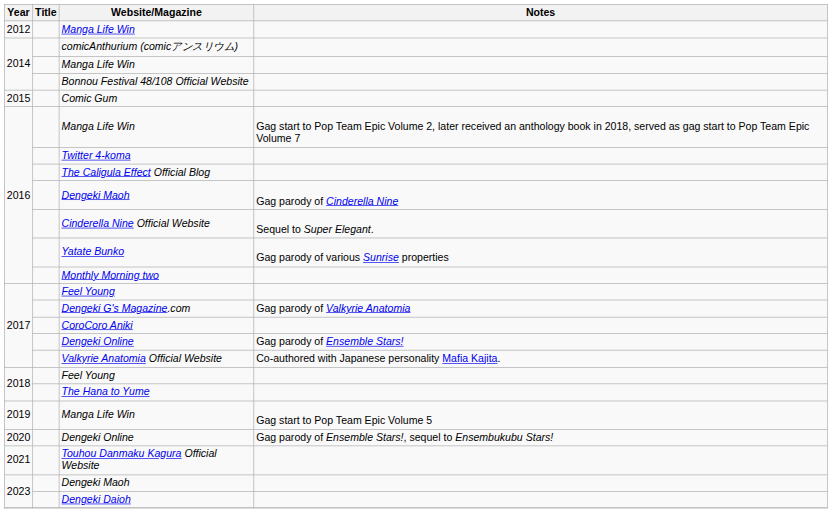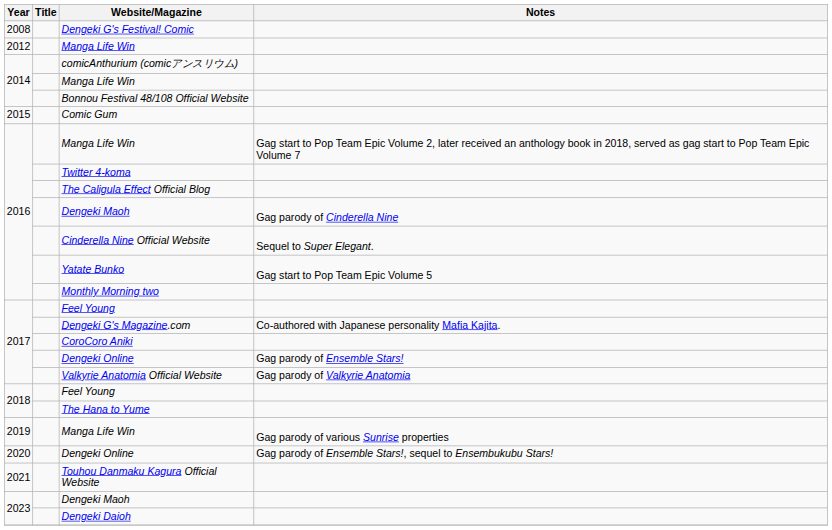+ row: (19, 29)
(352, 258) Gag parody of various Sunrise properties -> (344, 275) Gag start to Pop Team Epic Volume 5
(333, 308) Gag parody of Valkyrie Anatomia -> (378, 325) Co-authored with Japanese personality Mafia Kajita.
(378, 358) Co-authored with Japanese personality Mafia Kajita. -> (333, 375) Gag parody of Valkyrie Anatomia
(344, 421) Gag start to Pop Team Epic Volume 5 -> (352, 437) Gag parody of various Sunrise properties
